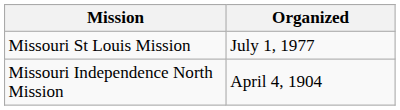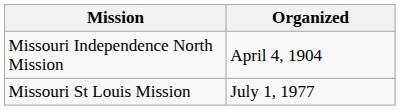rows swapped: (111, 82) <-> (100, 45)
